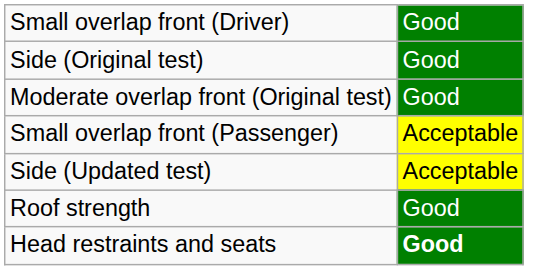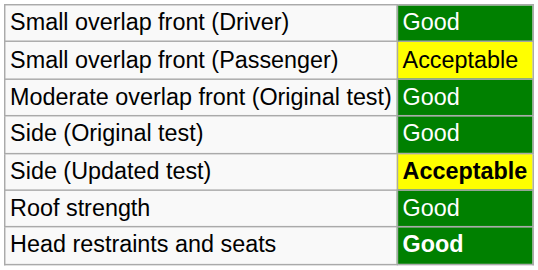rows swapped: (174, 134) <-> (107, 60)
(460, 171) normal -> (465, 171) bold
